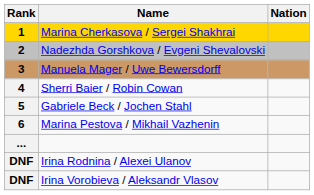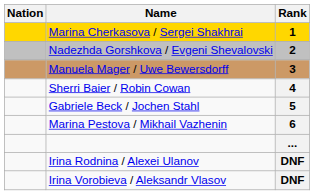columns swapped: (21, 13) <-> (289, 13)
